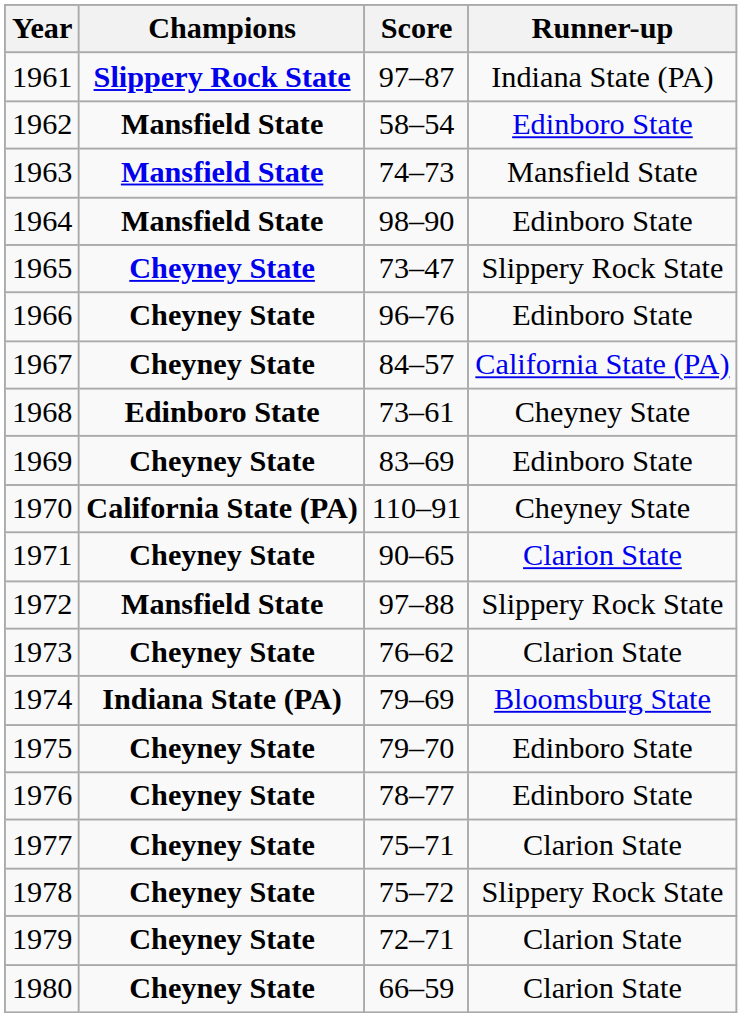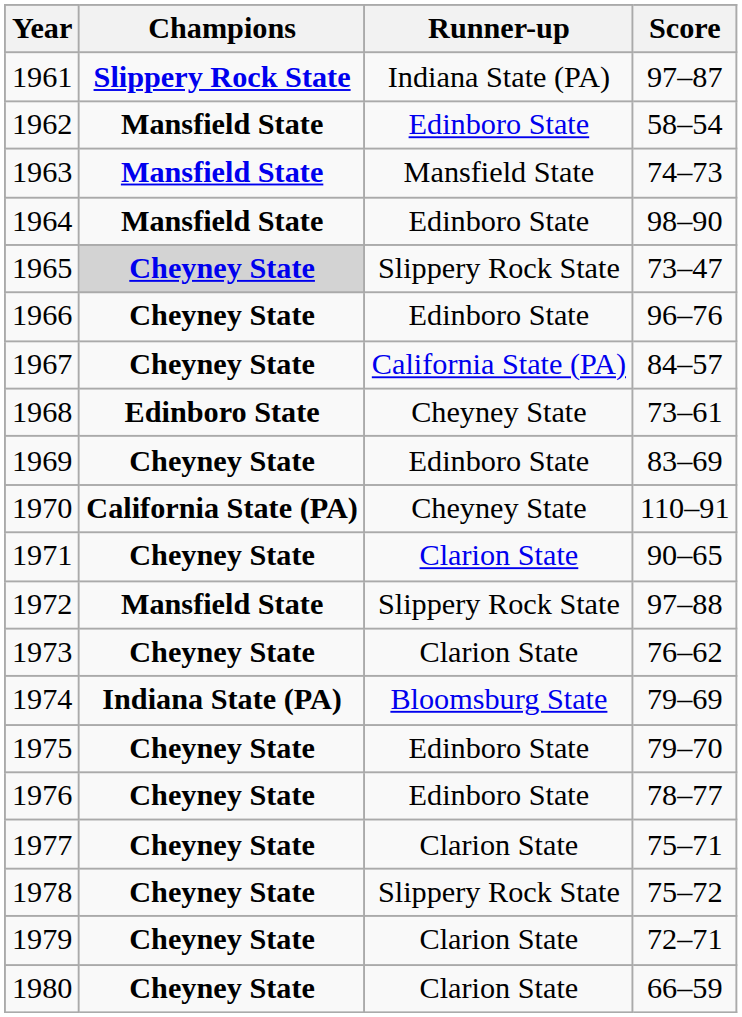columns swapped: (417, 28) <-> (602, 28)
(222, 268) no background -> (222, 268) lightgrey background
